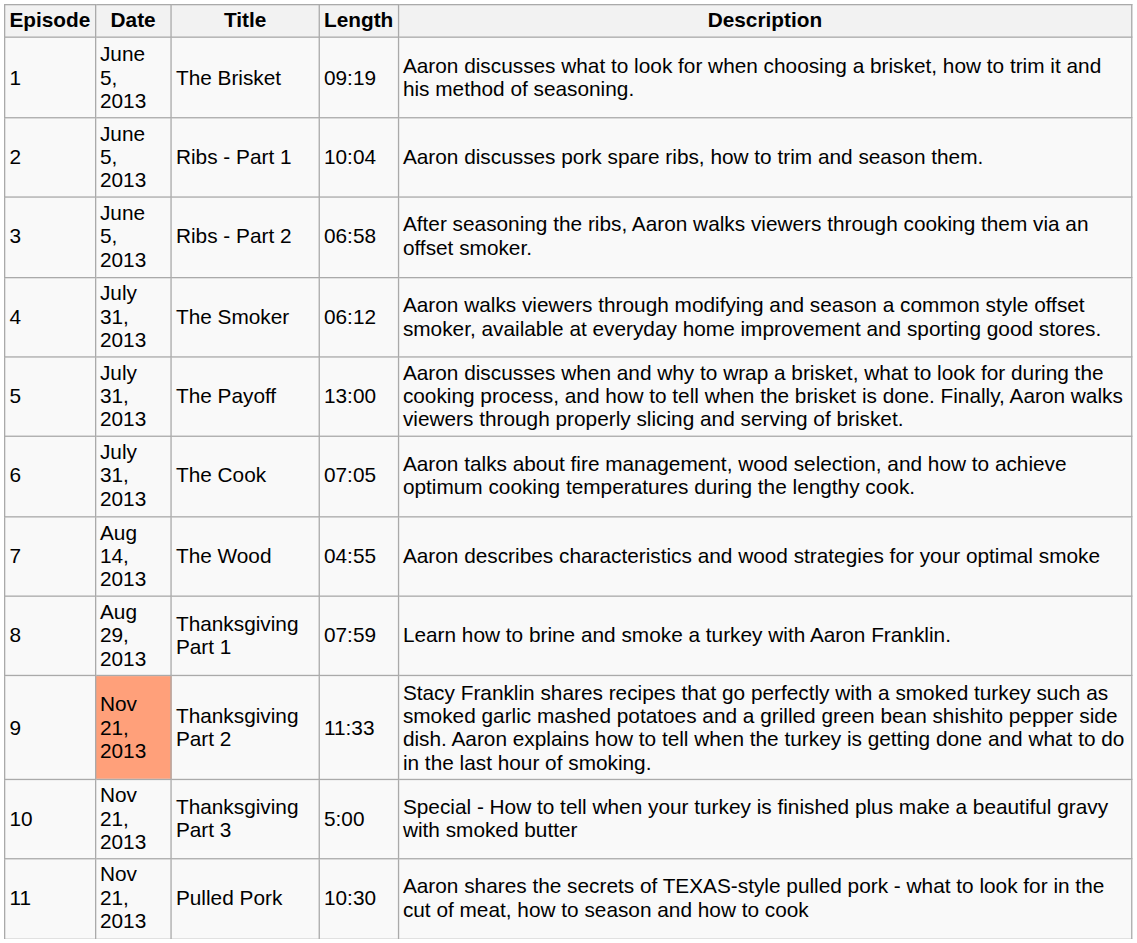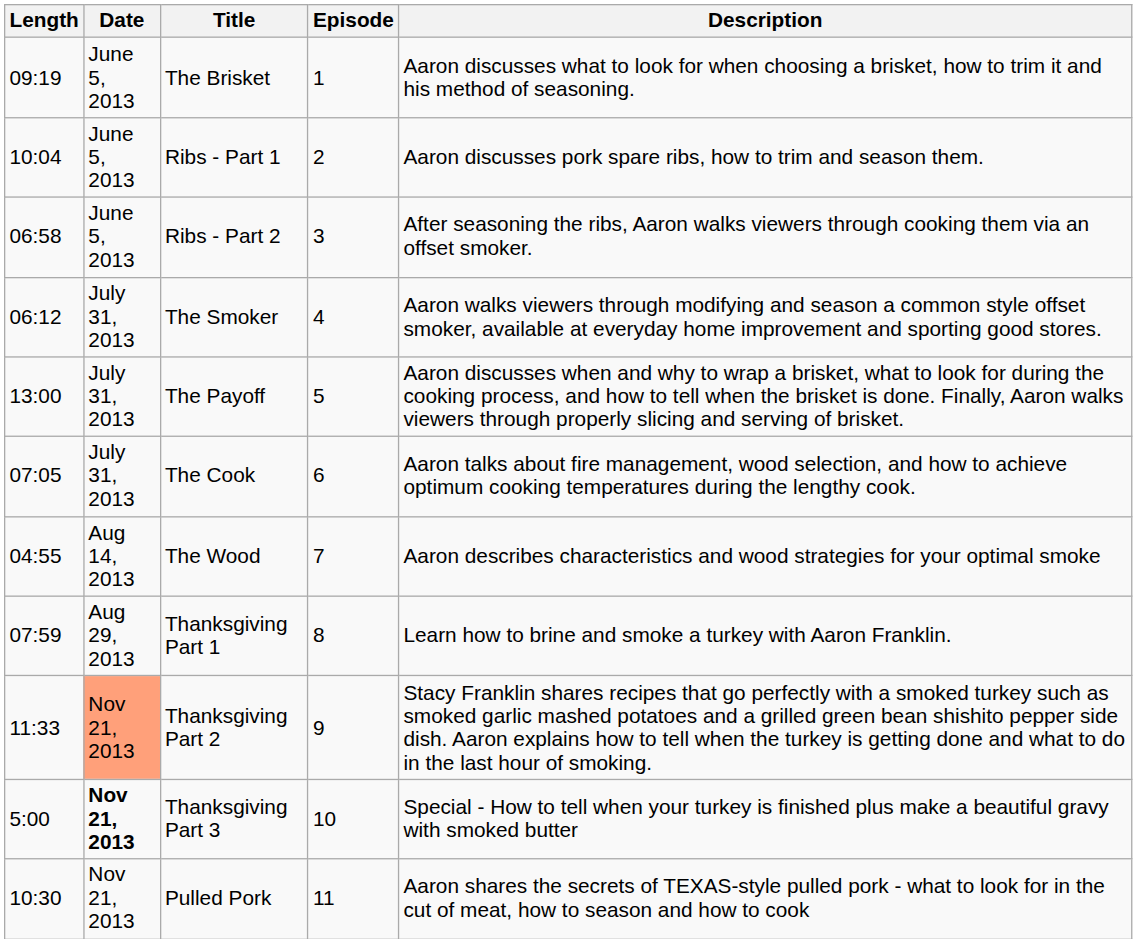columns swapped: (50, 20) <-> (359, 20)
(123, 818) normal -> (111, 818) bold
